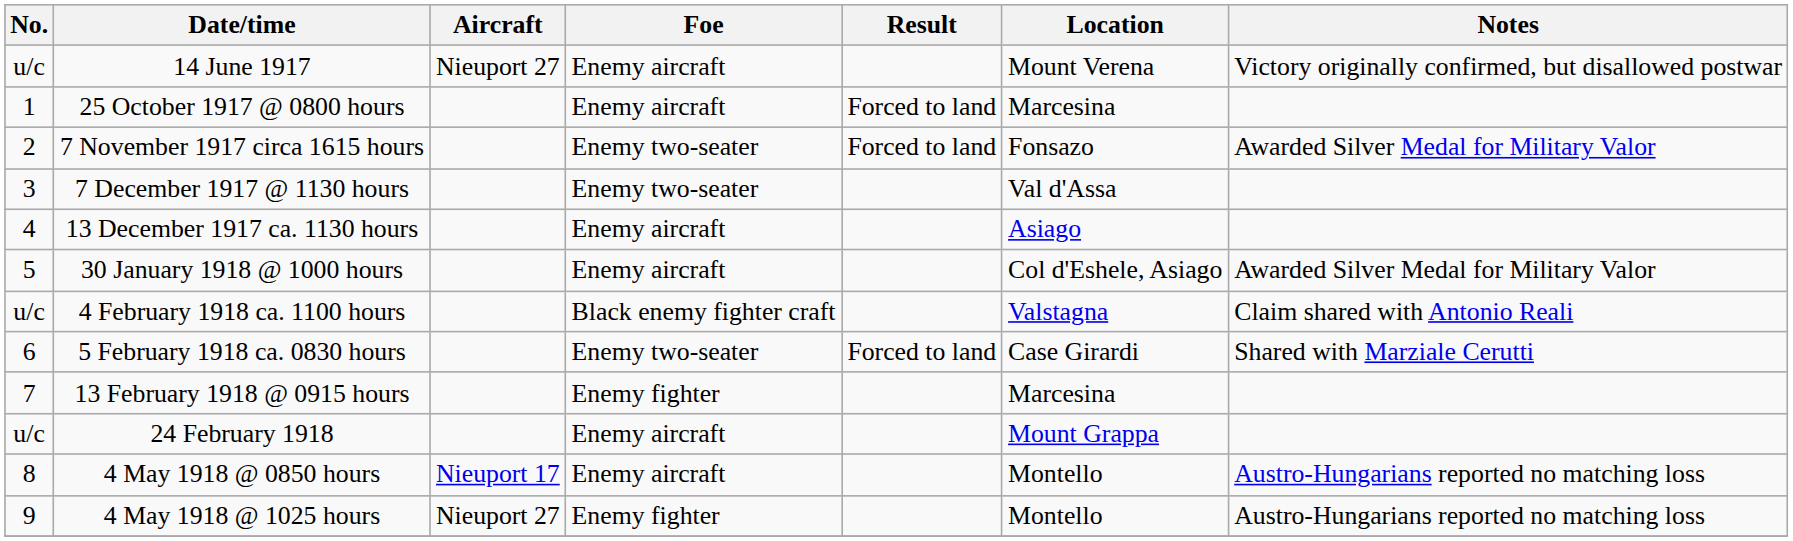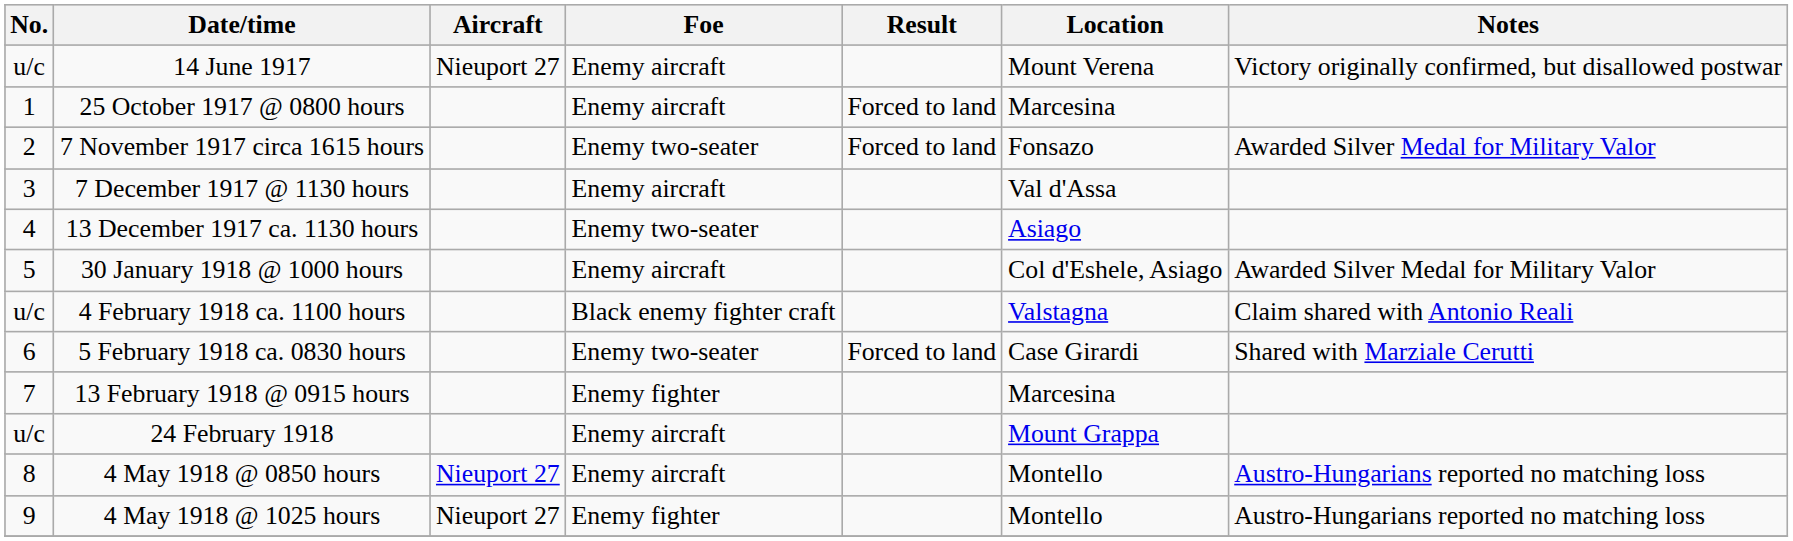(665, 188) Enemy two-seater -> (648, 188) Enemy aircraft
(648, 229) Enemy aircraft -> (665, 229) Enemy two-seater
(498, 474) Nieuport 17 -> (498, 474) Nieuport 27
